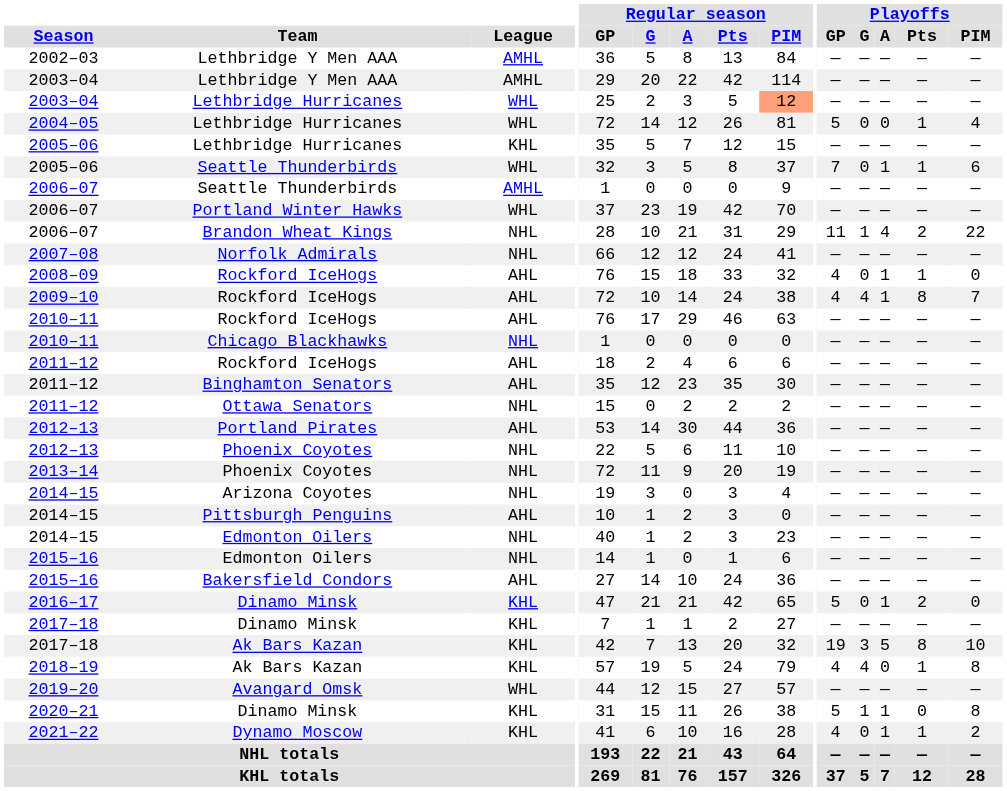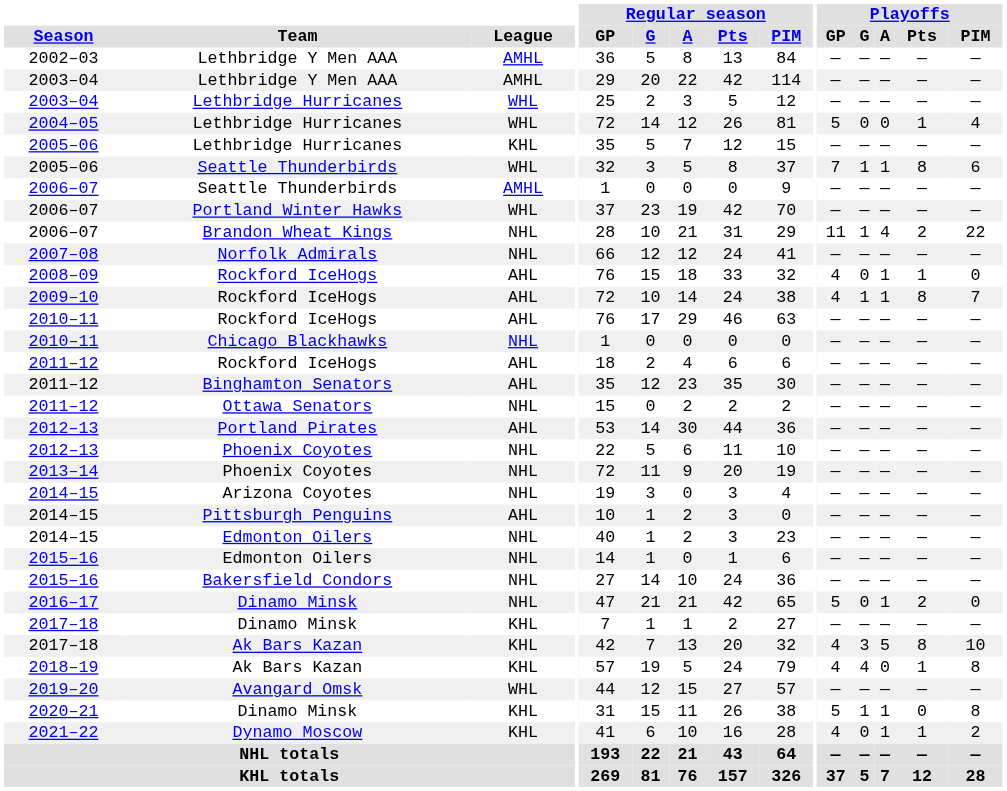(786, 102) lightsalmon background -> (786, 102) no background
(864, 167) 0 -> (864, 167) 1
(922, 167) 1 -> (922, 167) 8
(864, 298) 4 -> (864, 298) 1
(523, 581) AHL -> (523, 581) NHL
(523, 602) KHL -> (523, 602) NHL
(836, 646) 19 -> (836, 646) 4
